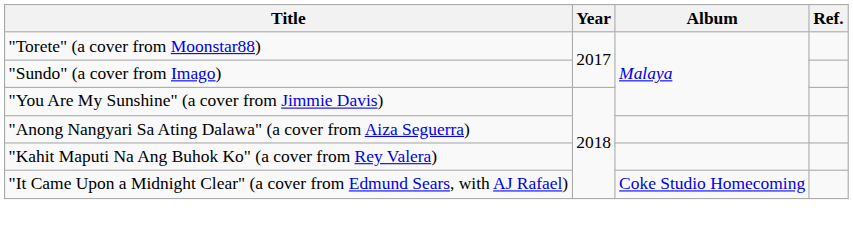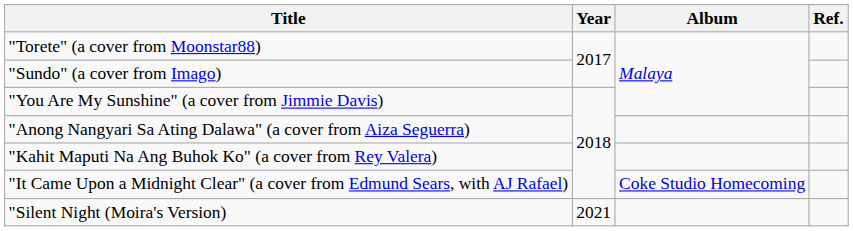+ row: (117, 211)
